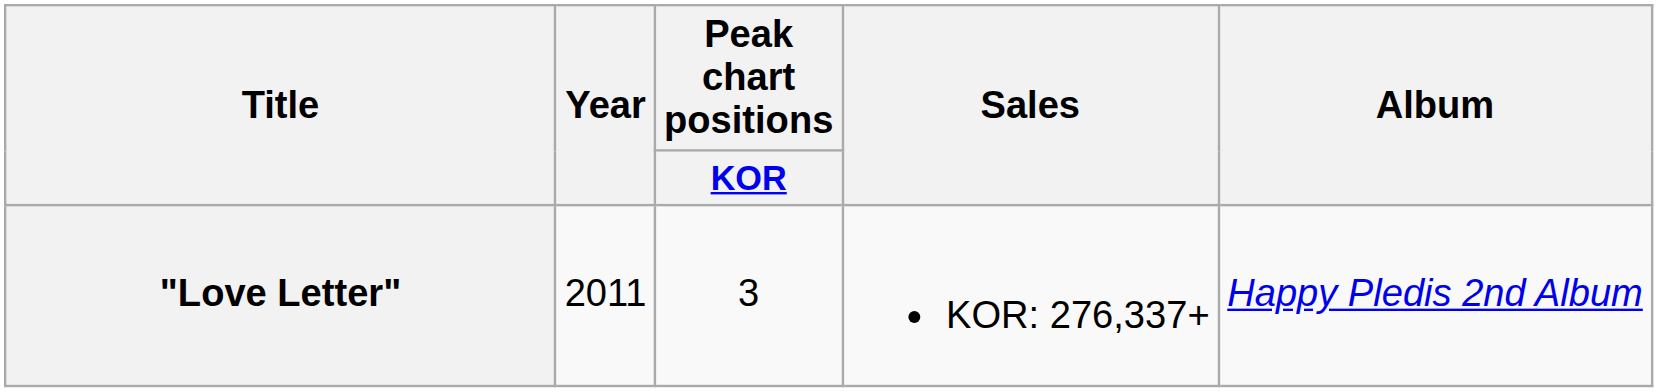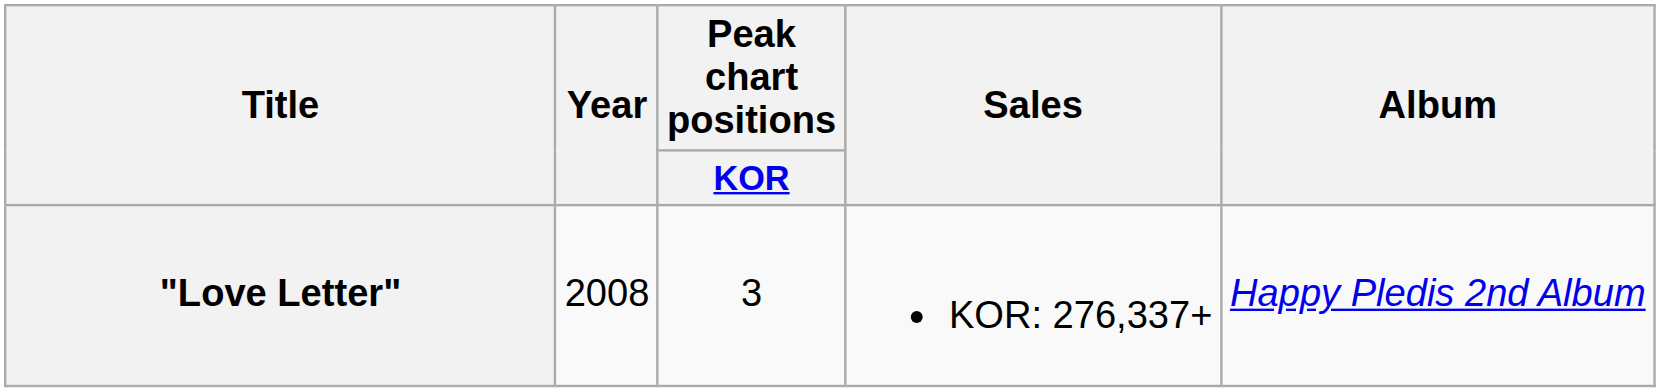(606, 294) 2011 -> (607, 294) 2008
